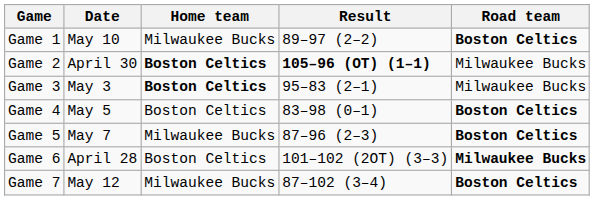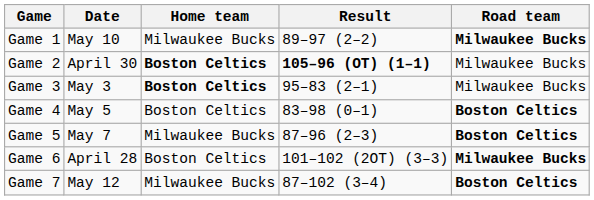(516, 40) Boston Celtics -> (521, 40) Milwaukee Bucks
